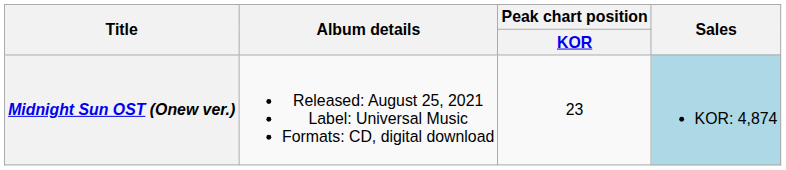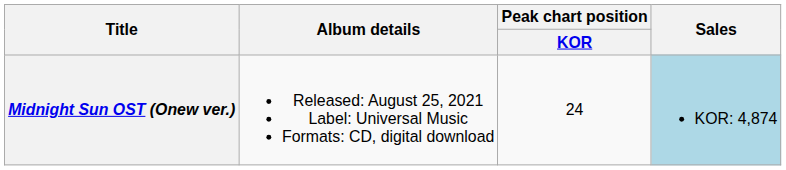(575, 109) 23 -> (575, 109) 24
